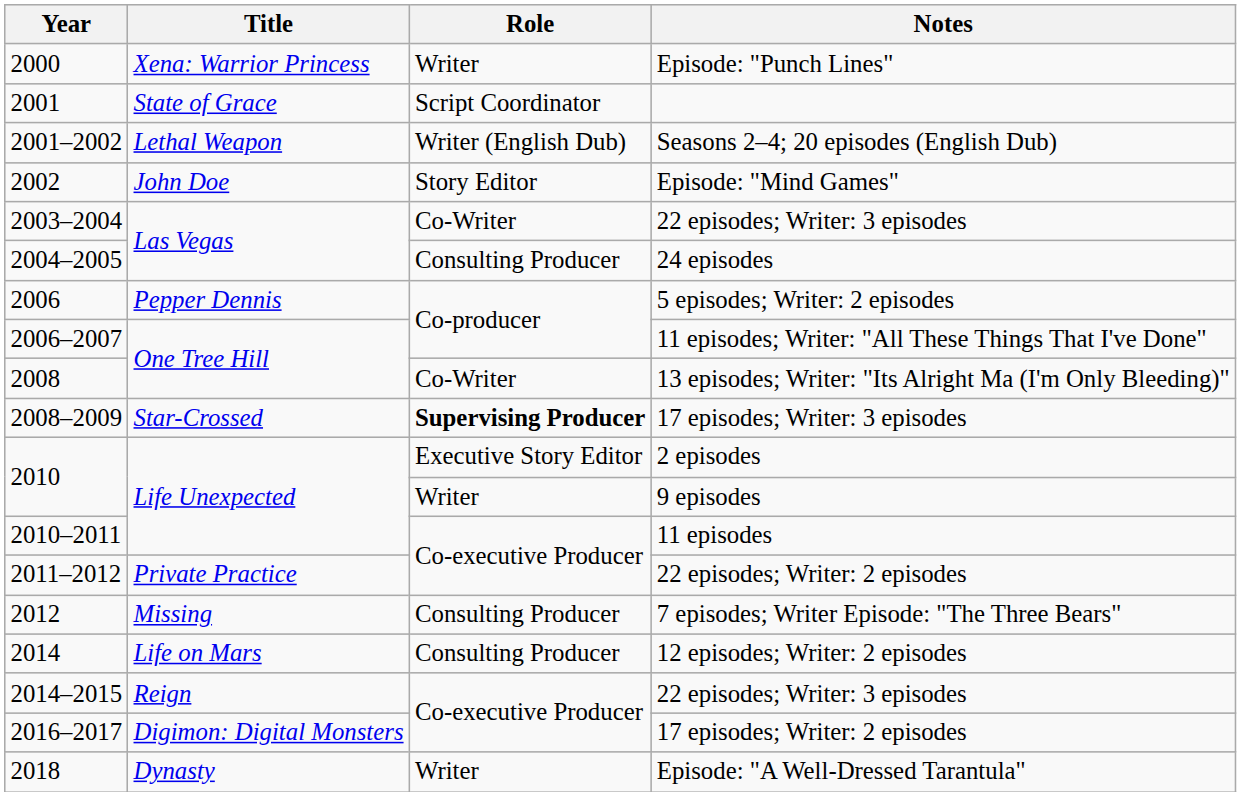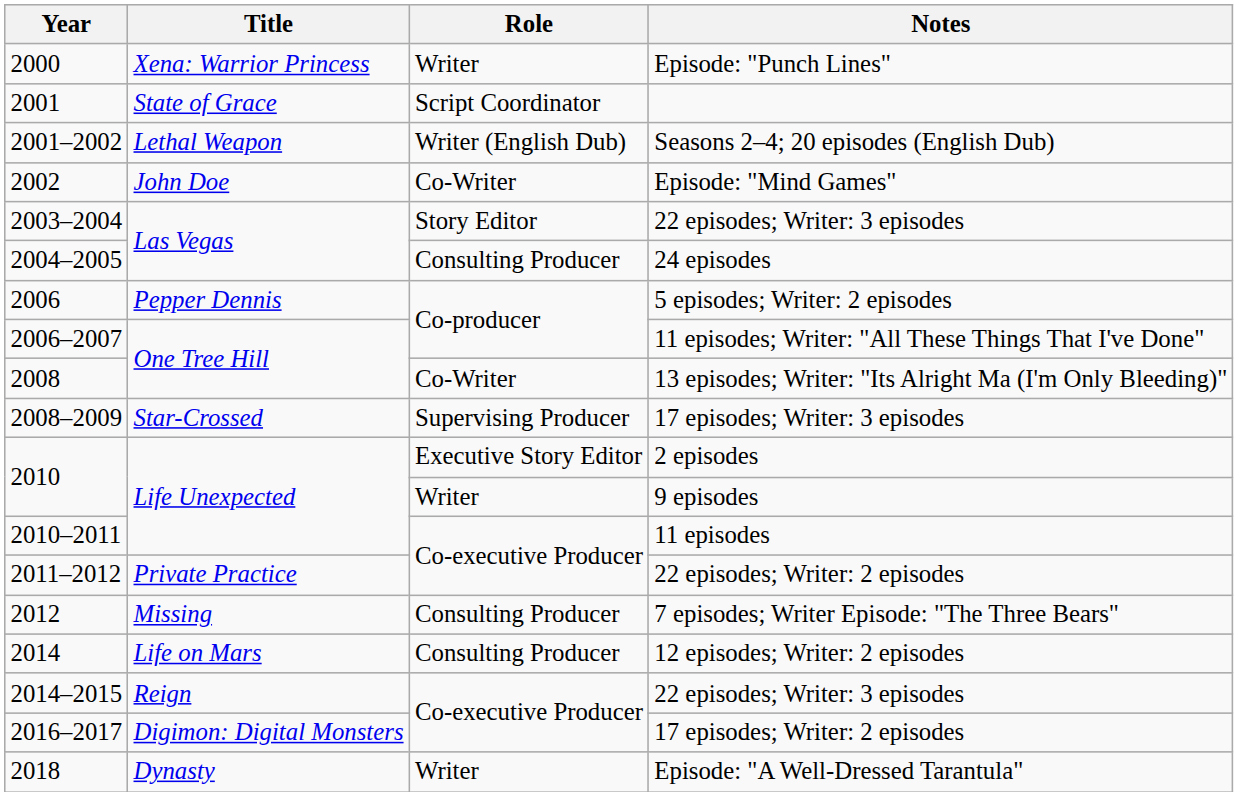(476, 181) Story Editor -> (465, 181) Co-Writer
(465, 220) Co-Writer -> (476, 220) Story Editor
(530, 417) bold -> (522, 417) normal
